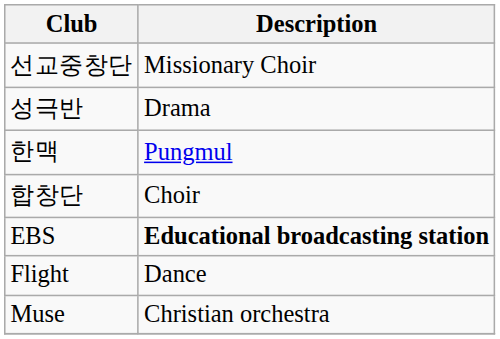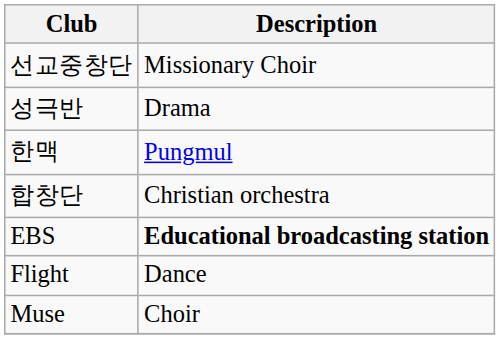(172, 195) Choir -> (237, 195) Christian orchestra
(237, 314) Christian orchestra -> (172, 314) Choir
